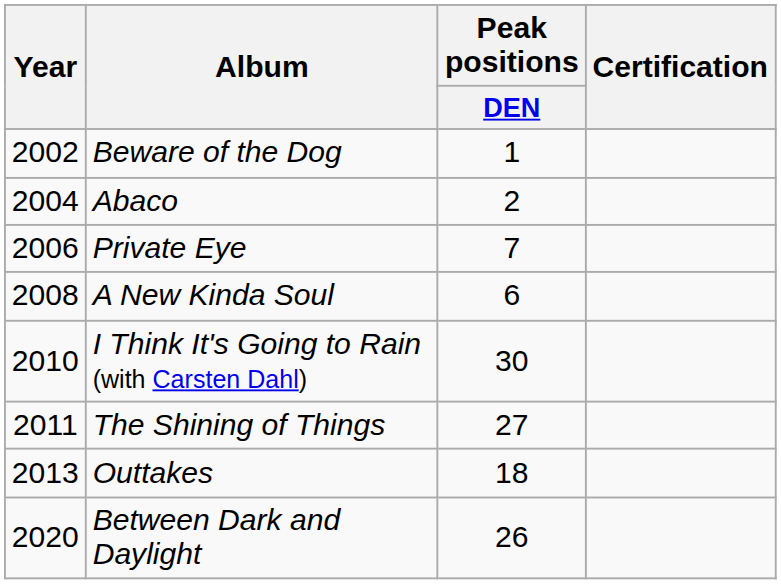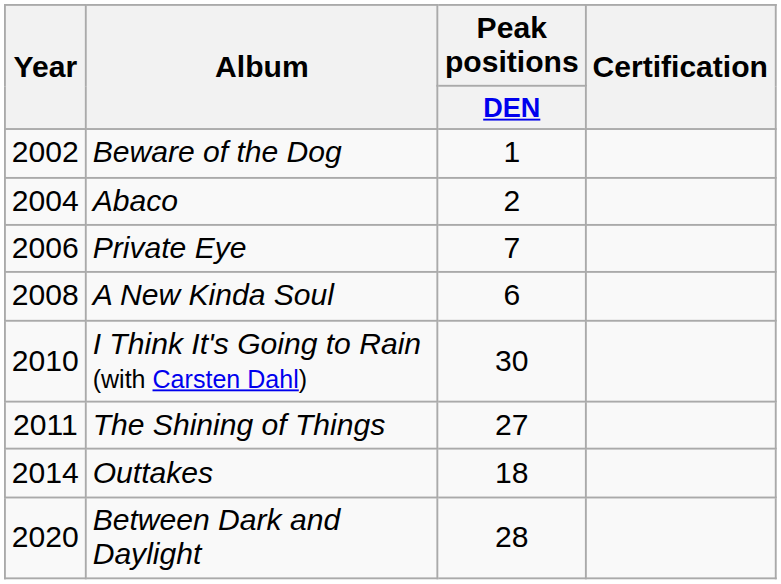(45, 472) 2013 -> (45, 472) 2014
(512, 537) 26 -> (512, 537) 28
